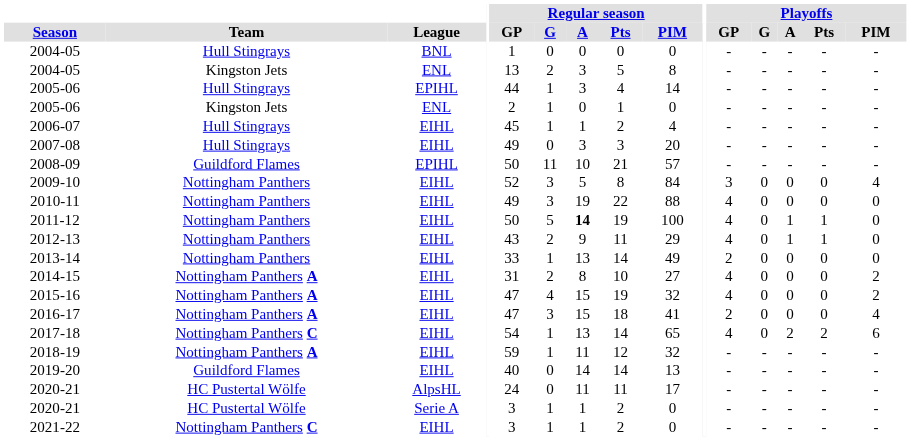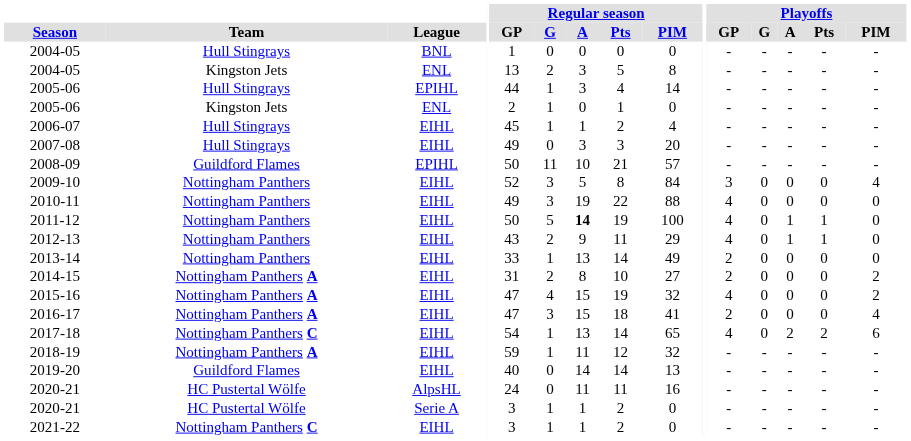(729, 276) 4 -> (729, 276) 2
(672, 389) 17 -> (672, 389) 16
